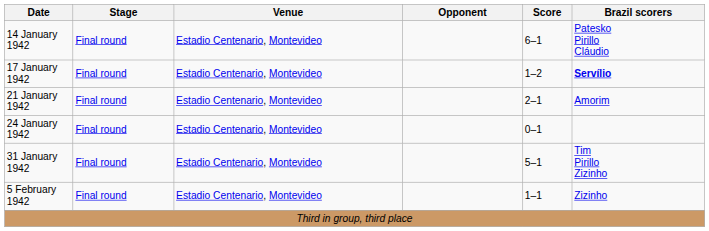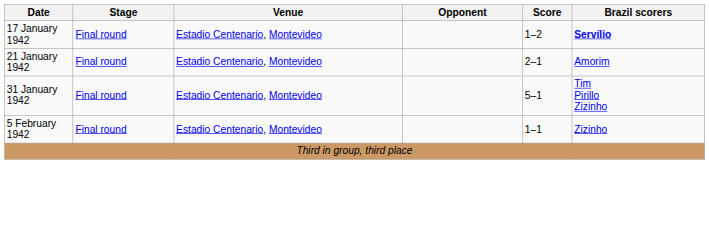- row: (32, 40)
- row: (32, 129)
